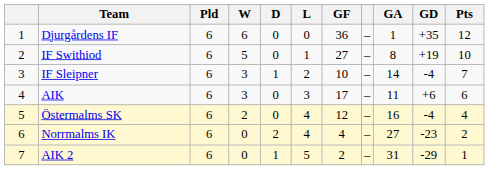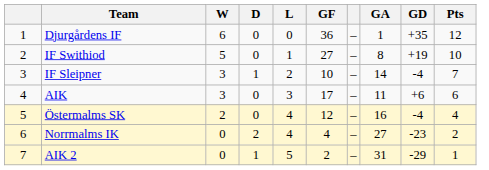- column: (209, 14)
